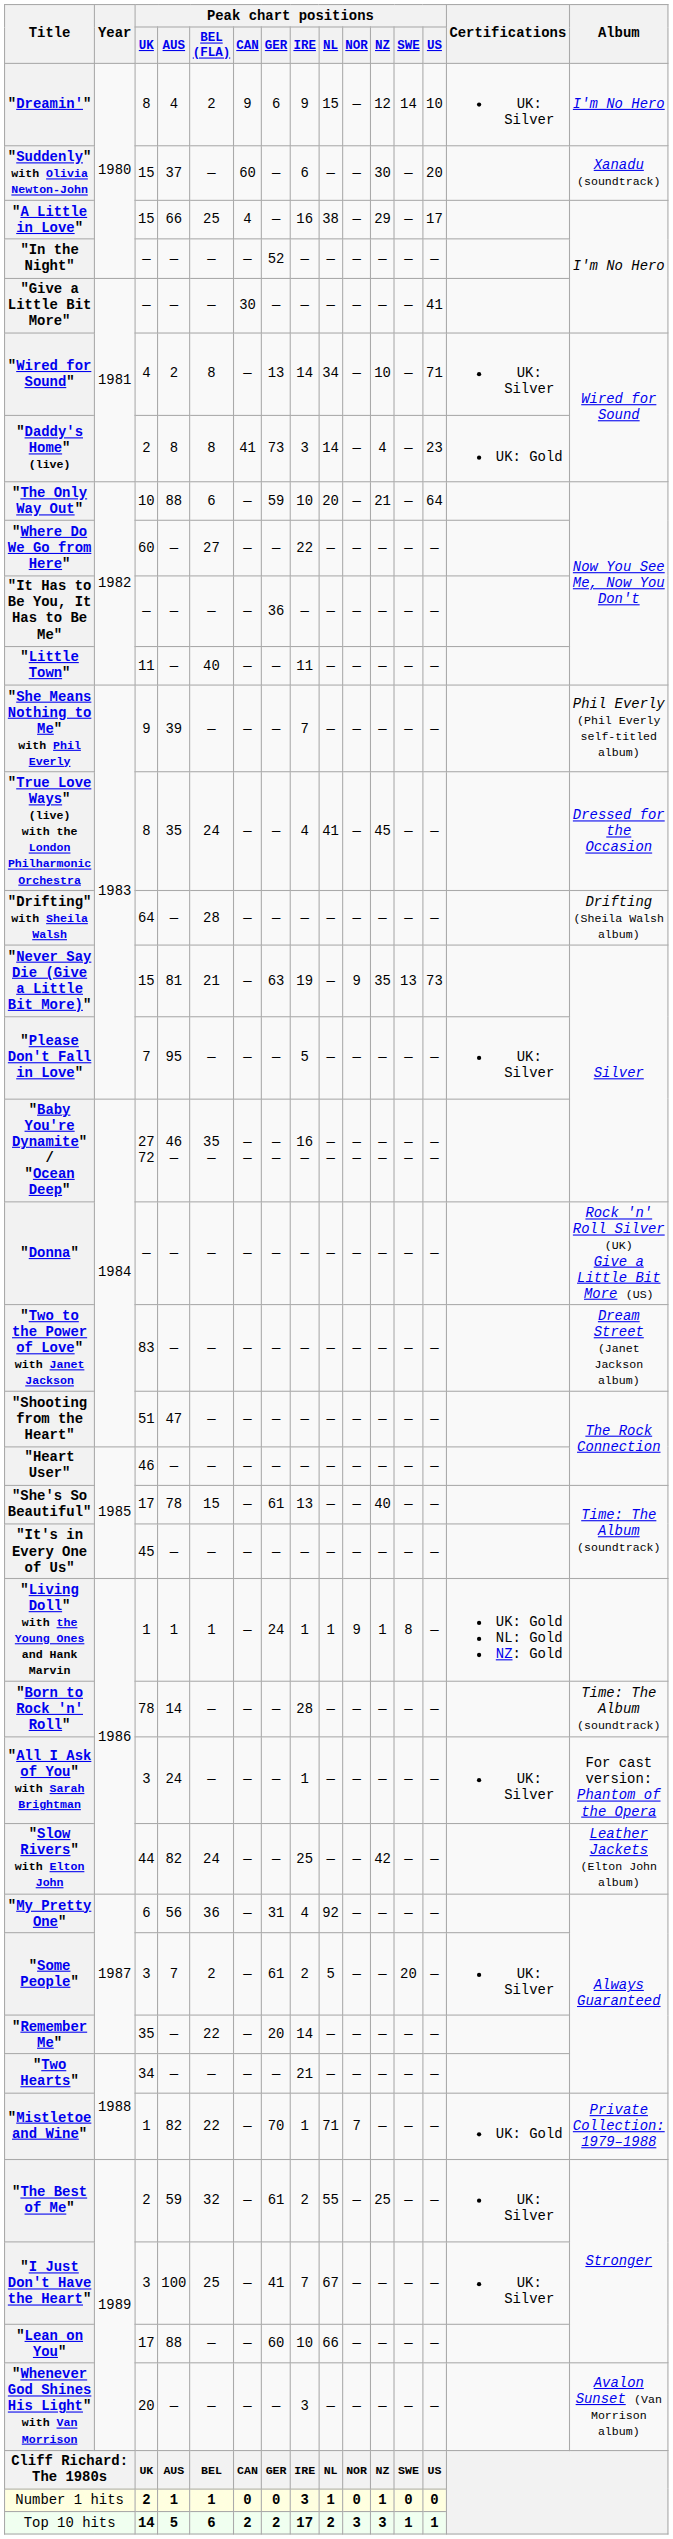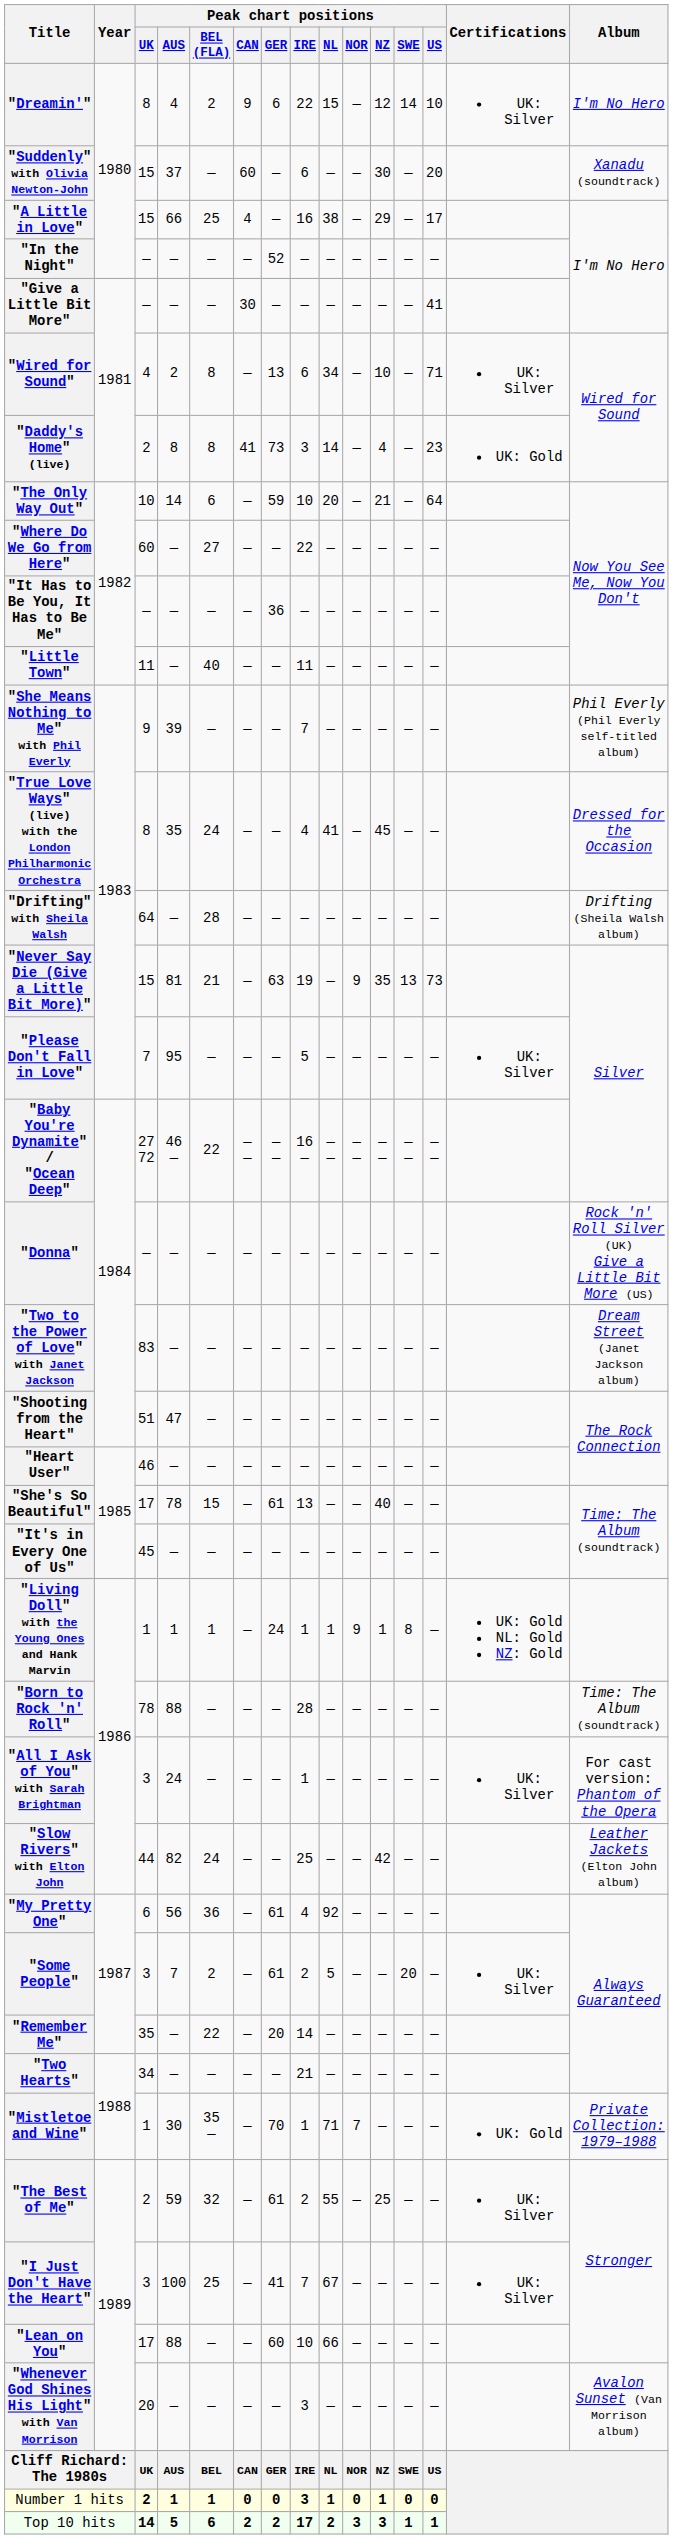(305, 105) 9 -> (305, 105) 22
(305, 374) 14 -> (305, 374) 6
(174, 501) 88 -> (174, 501) 14
(211, 1150) 35 — -> (211, 1150) 22
(174, 1709) 14 -> (174, 1709) 88
(276, 1913) 31 -> (276, 1913) 61
(174, 2126) 82 -> (174, 2126) 30
(211, 2126) 22 -> (211, 2126) 35 —
